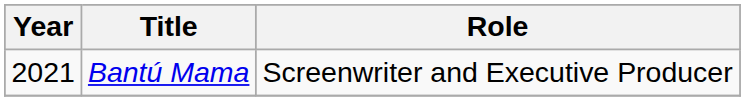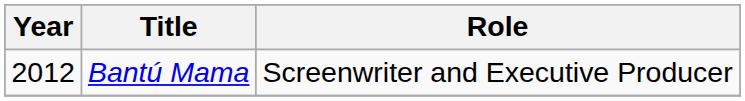(43, 72) 2021 -> (43, 72) 2012
